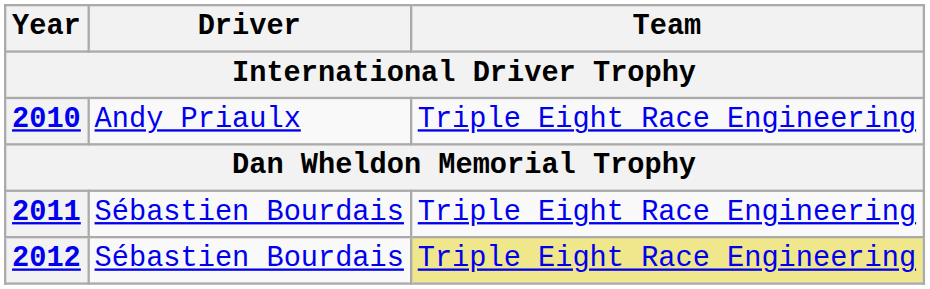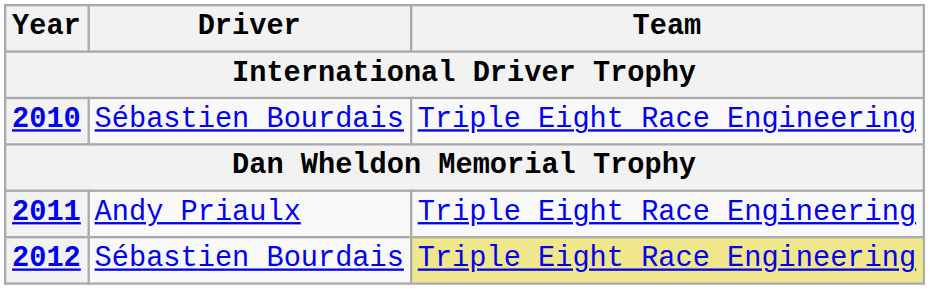(198, 121) Andy Priaulx -> (249, 121) Sébastien Bourdais
(249, 214) Sébastien Bourdais -> (198, 214) Andy Priaulx
